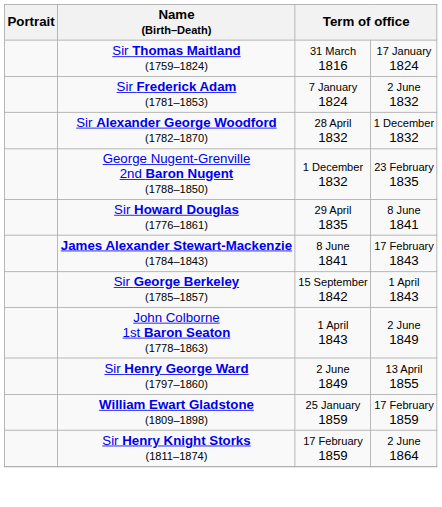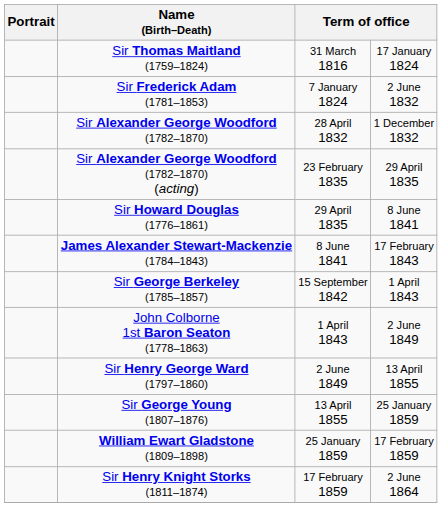- row: (176, 173)
+ row: (176, 173)
+ row: (176, 412)
